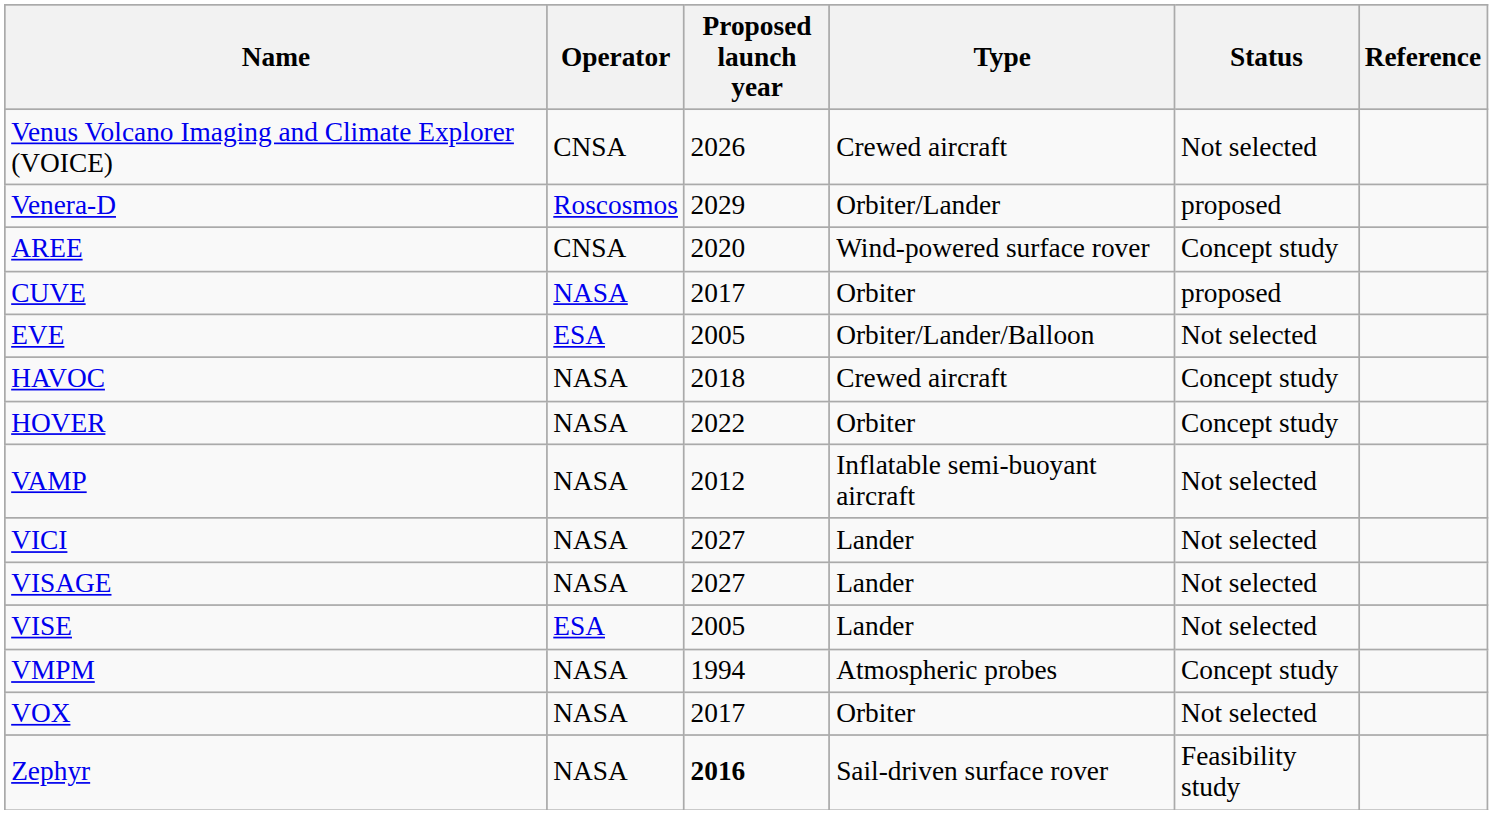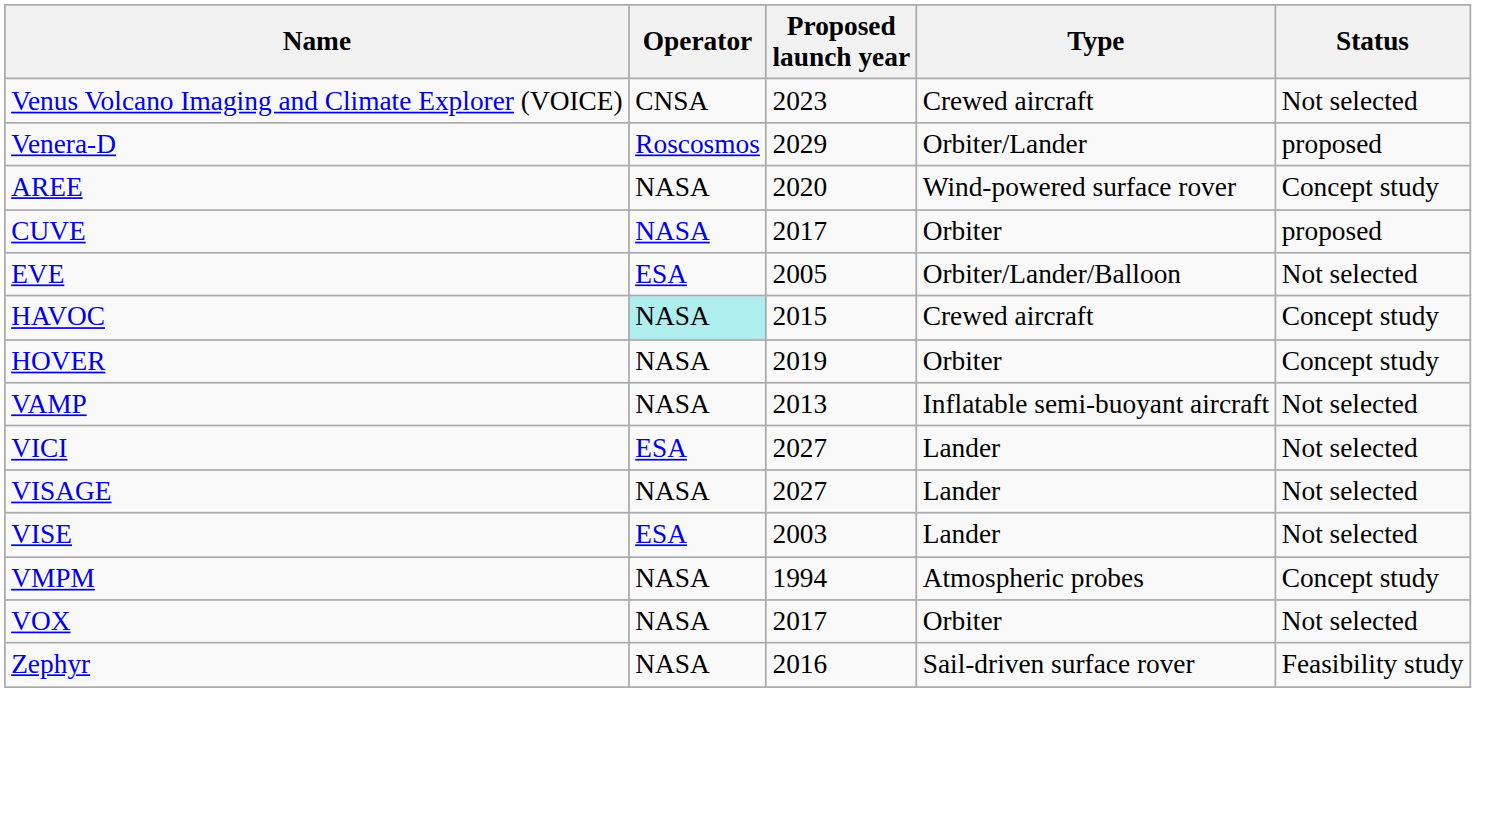- column: (1423, 56)
(718, 146) 2026 -> (800, 100) 2023
(590, 248) CNSA -> (672, 187) NASA
(591, 378) no background -> (672, 317) paleturquoise background
(718, 378) 2018 -> (800, 317) 2015
(718, 422) 2022 -> (800, 360) 2019
(718, 481) 2012 -> (800, 404) 2013
(591, 539) NASA -> (661, 447) ESA
(718, 626) 2005 -> (800, 534) 2003
(718, 772) bold -> (800, 664) normal
